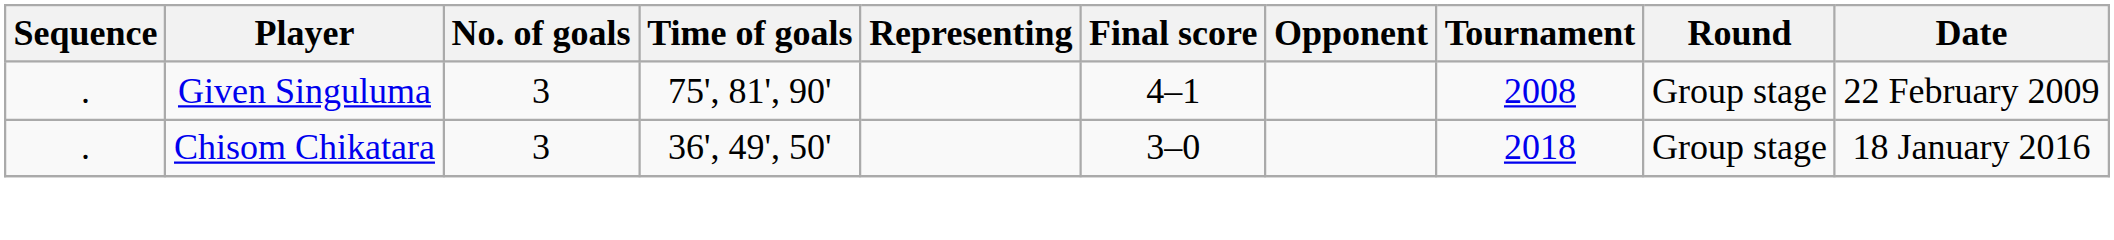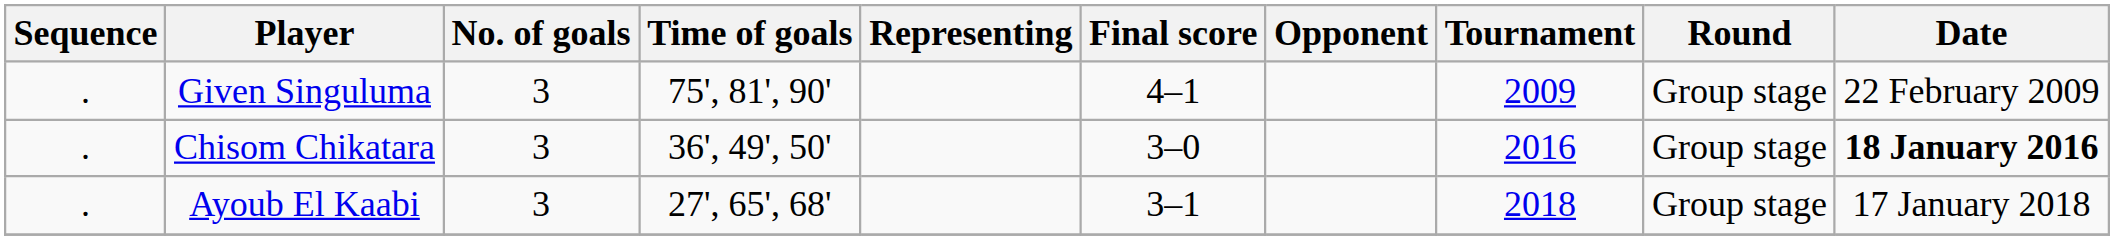(1540, 90) 2008 -> (1540, 90) 2009
(1540, 147) 2018 -> (1540, 147) 2016
(1972, 147) normal -> (1971, 147) bold
+ row: (304, 204)
